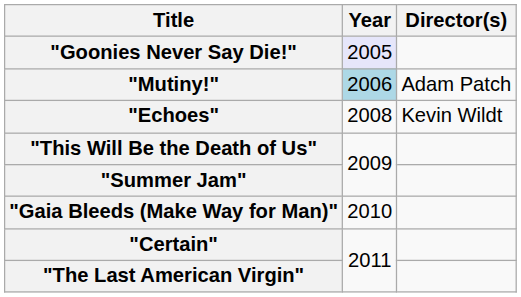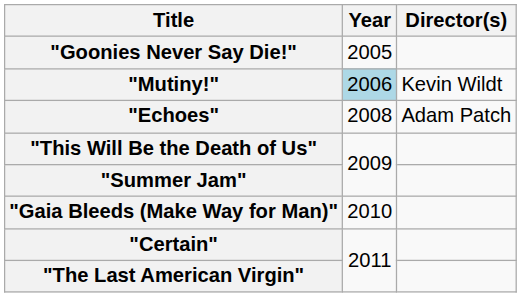(370, 52) lavender background -> (370, 52) no background
(456, 84) Adam Patch -> (452, 84) Kevin Wildt
(452, 116) Kevin Wildt -> (456, 116) Adam Patch
